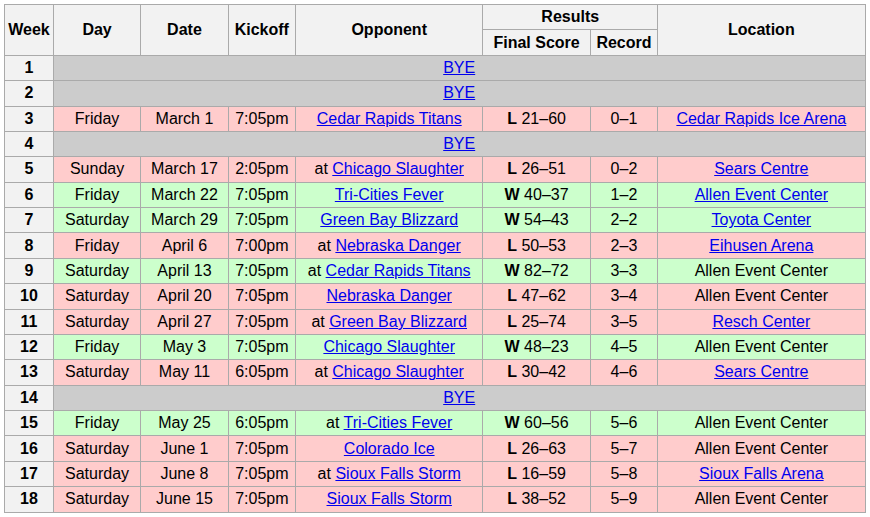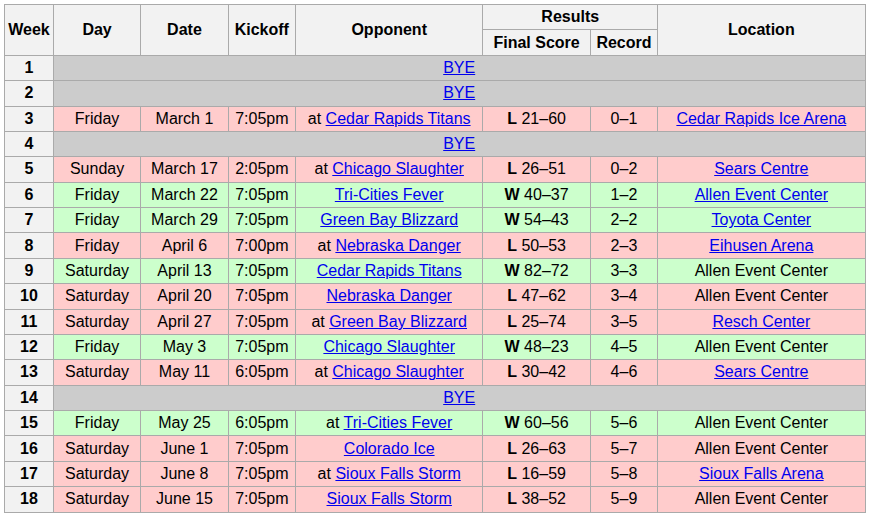(389, 118) Cedar Rapids Titans -> (389, 118) at Cedar Rapids Titans
(97, 220) Saturday -> (97, 220) Friday
(389, 270) at Cedar Rapids Titans -> (389, 270) Cedar Rapids Titans
